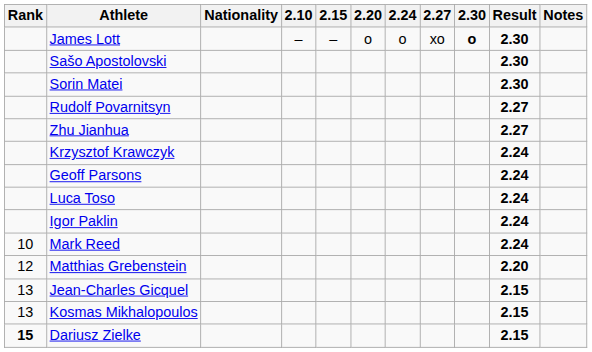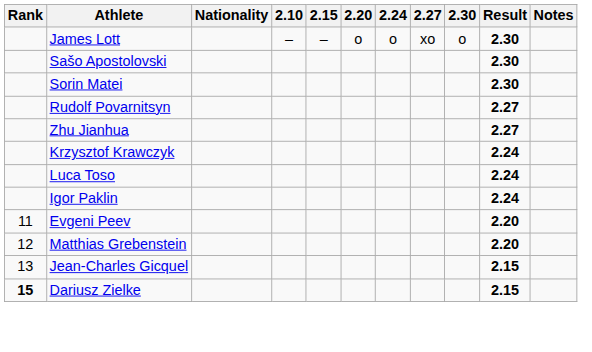(472, 38) bold -> (462, 38) normal
- row: (96, 175)
- row: (85, 244)
+ row: (90, 221)
- row: (124, 312)
